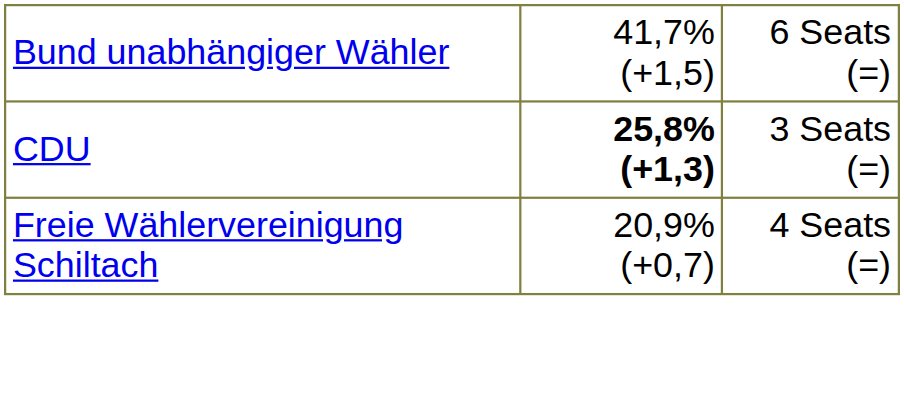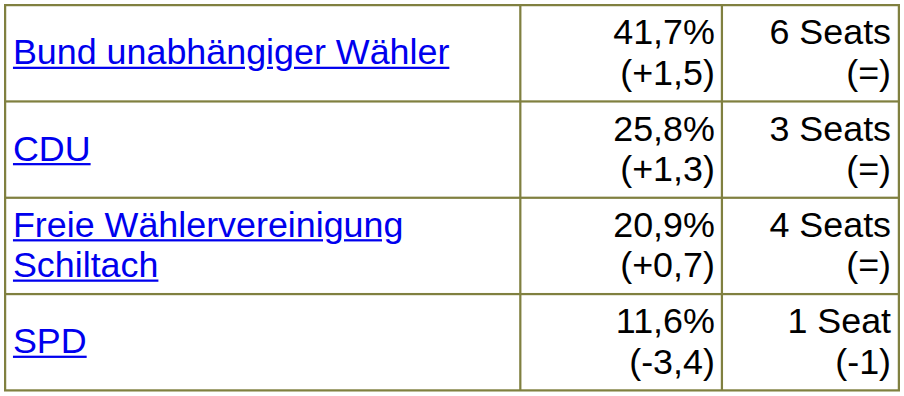(664, 148) bold -> (664, 148) normal
+ row: (50, 341)
